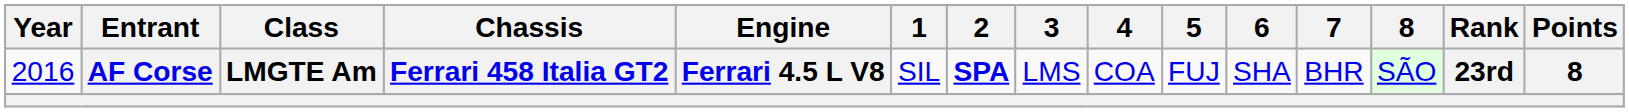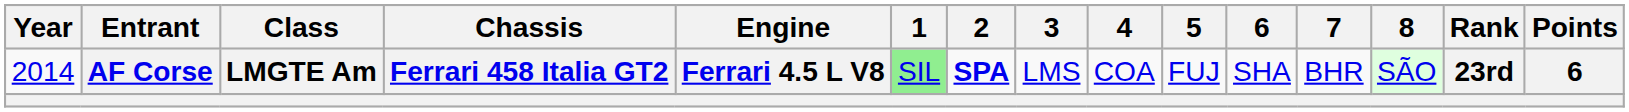(43, 71) 2016 -> (43, 71) 2014
(919, 71) no background -> (919, 71) lightgreen background
(1575, 71) 8 -> (1575, 71) 6
